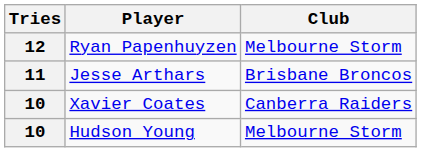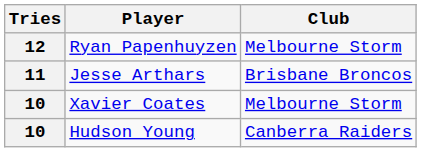(329, 104) Canberra Raiders -> (323, 104) Melbourne Storm
(323, 132) Melbourne Storm -> (329, 132) Canberra Raiders
